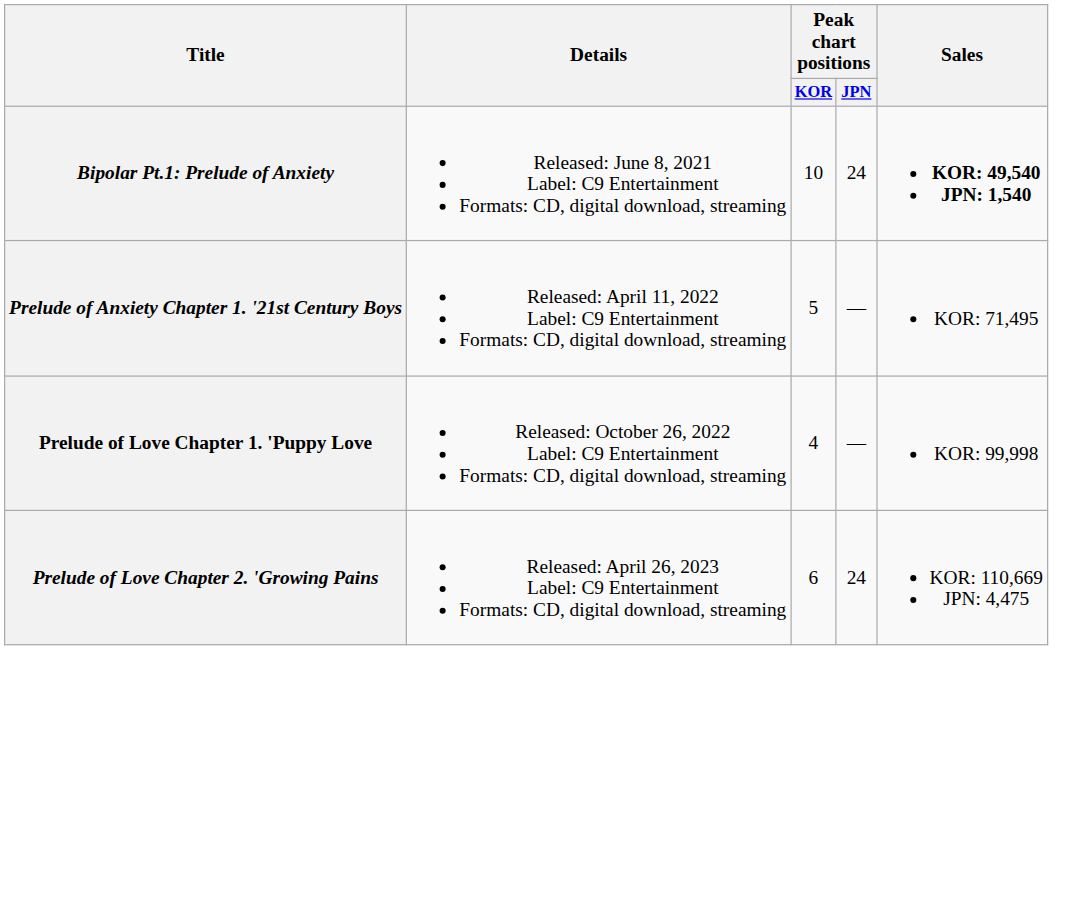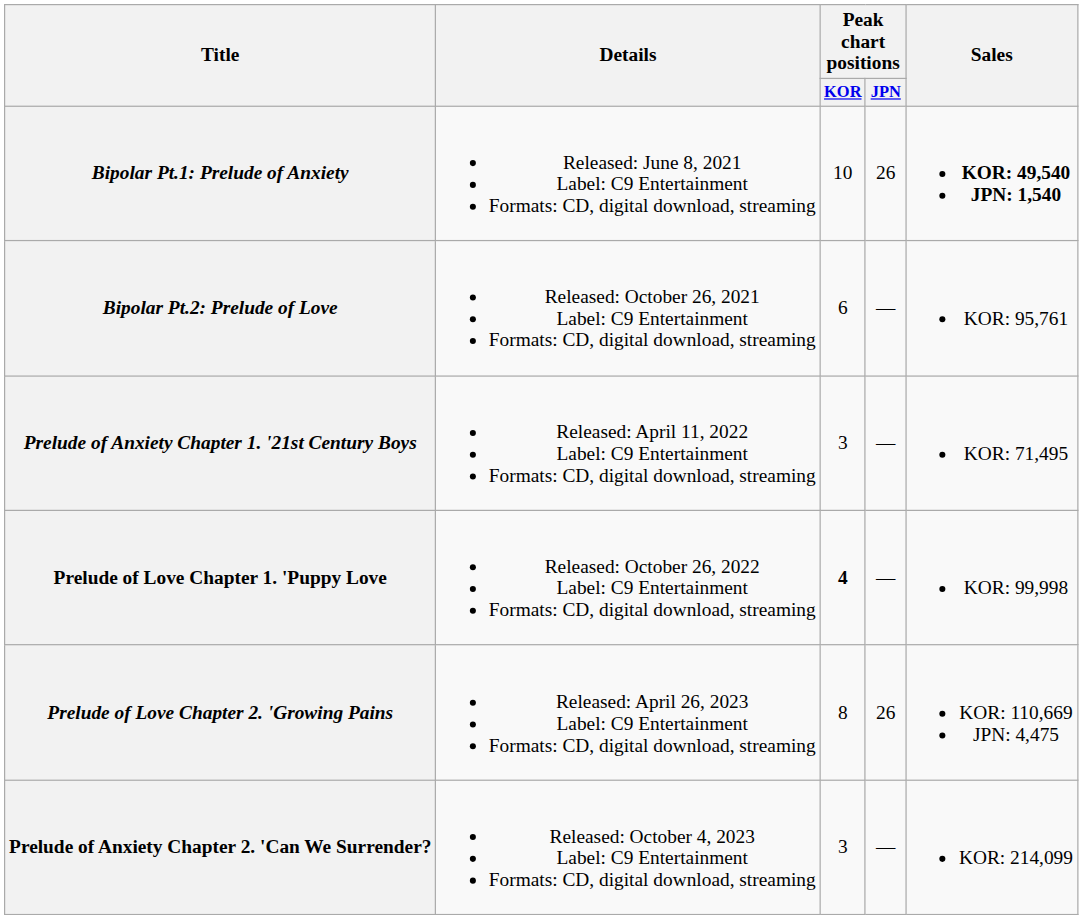(856, 173) 24 -> (886, 173) 26
+ row: (220, 308)
(813, 308) 5 -> (843, 442) 3
(813, 442) normal -> (843, 577) bold
(813, 577) 6 -> (843, 712) 8
(856, 577) 24 -> (886, 712) 26
+ row: (220, 847)
